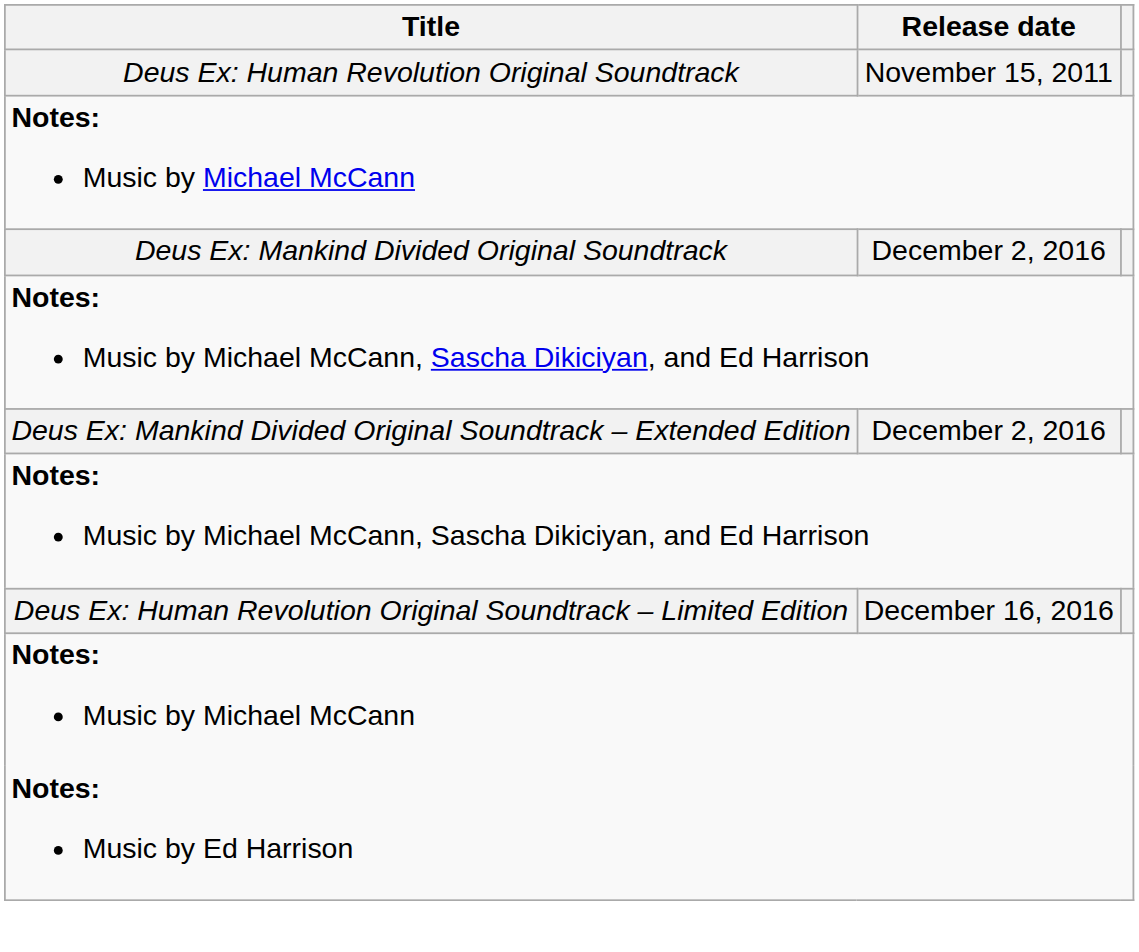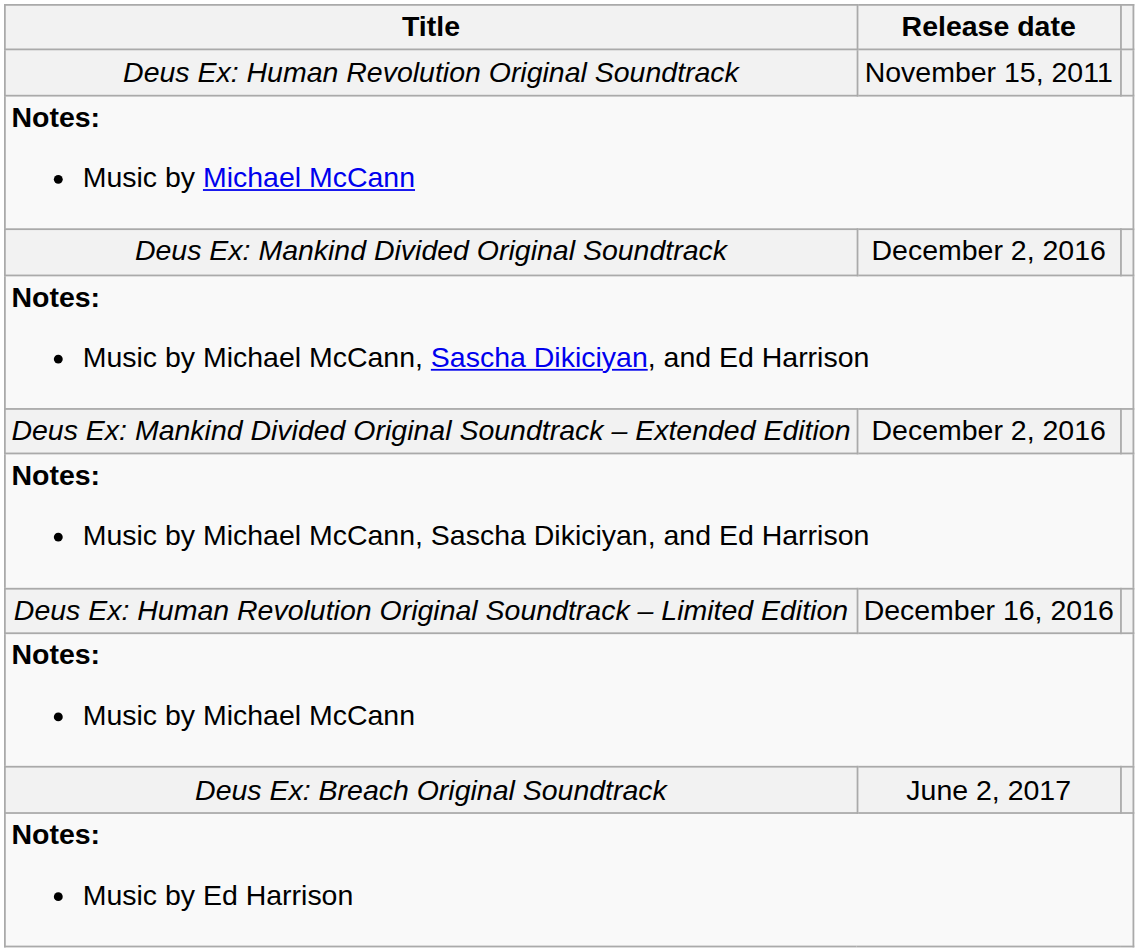+ row: (431, 789)
